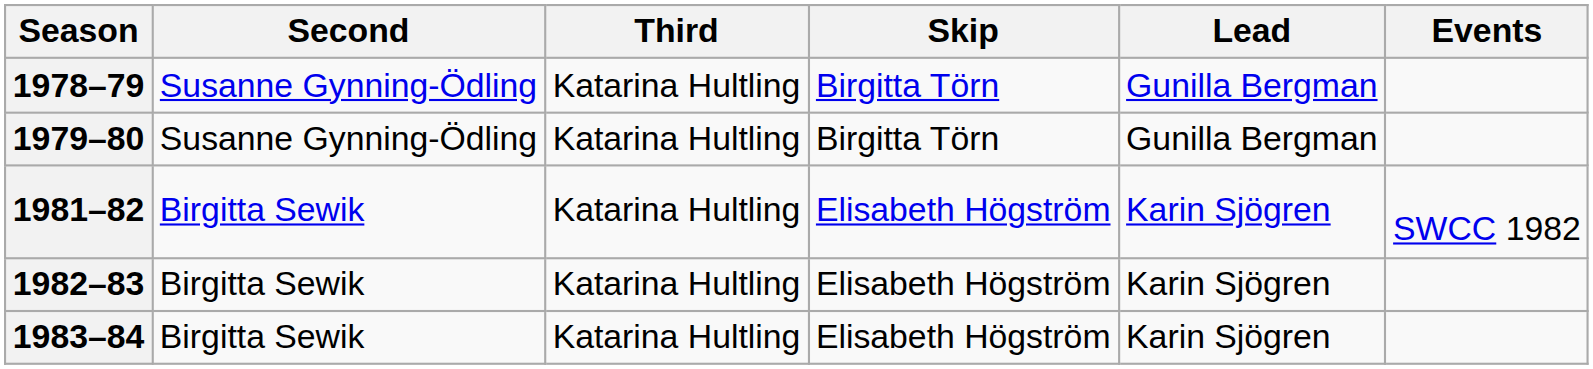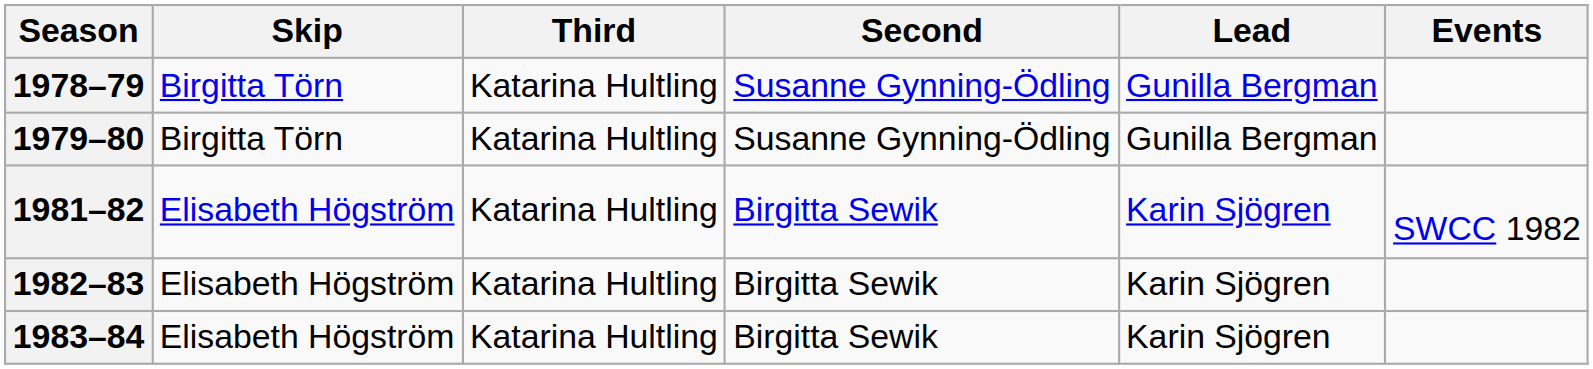columns swapped: (963, 31) <-> (348, 31)
